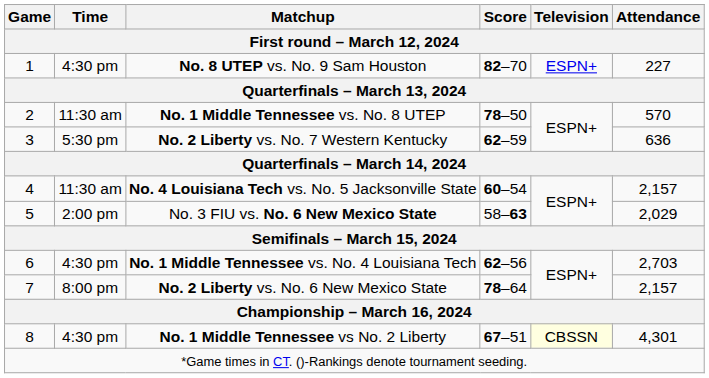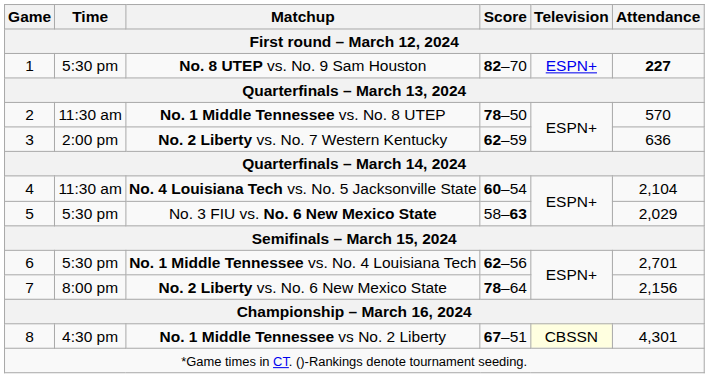(90, 66) 4:30 pm -> (90, 66) 5:30 pm
(658, 66) normal -> (658, 66) bold
(90, 140) 5:30 pm -> (90, 140) 2:00 pm
(658, 189) 2,157 -> (658, 189) 2,104
(90, 213) 2:00 pm -> (90, 213) 5:30 pm
(90, 262) 4:30 pm -> (90, 262) 5:30 pm
(658, 262) 2,703 -> (658, 262) 2,701
(658, 287) 2,157 -> (658, 287) 2,156
